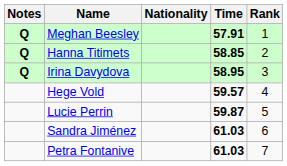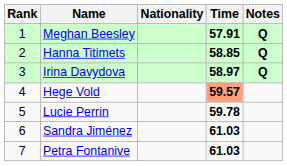columns swapped: (265, 14) <-> (24, 14)
(229, 72) 58.95 -> (225, 72) 58.97
(229, 92) no background -> (225, 92) lightsalmon background
(229, 111) 59.87 -> (225, 111) 59.78
